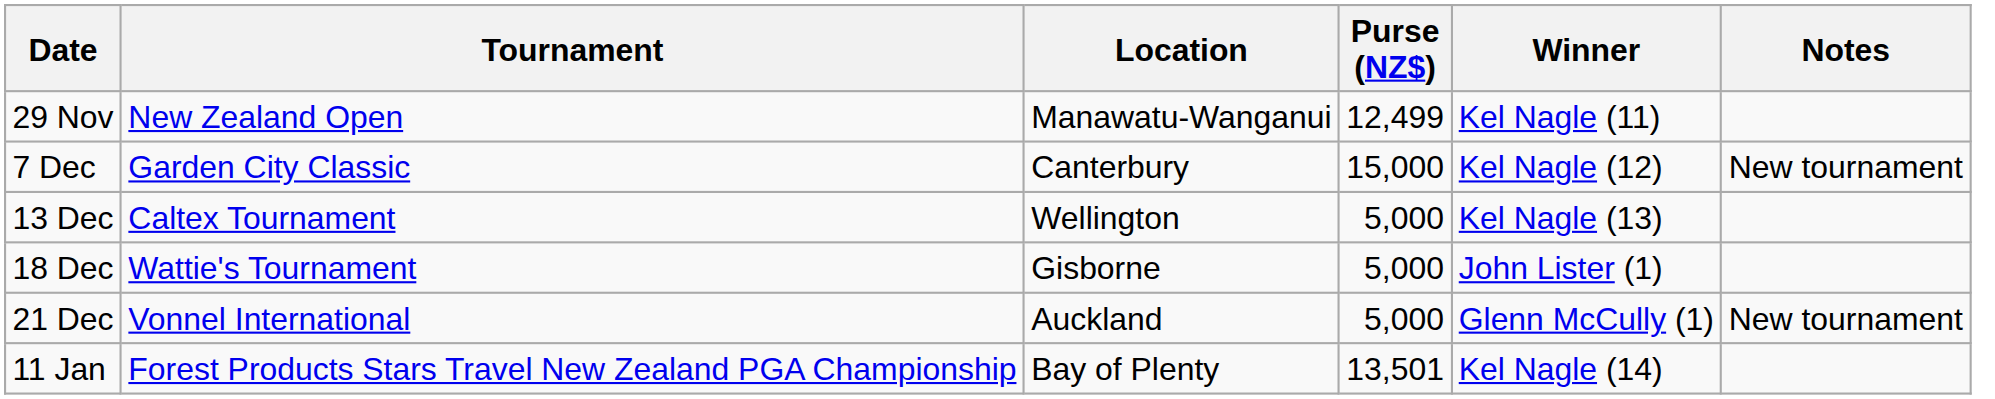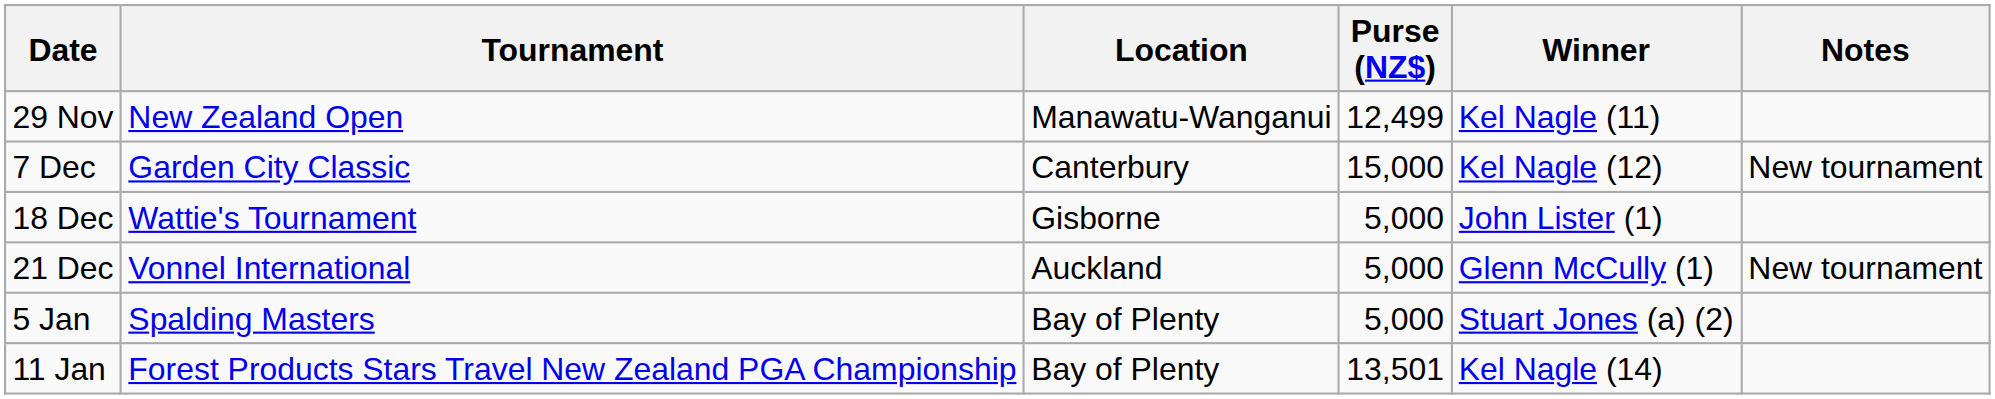- row: (63, 218)
+ row: (51, 319)
